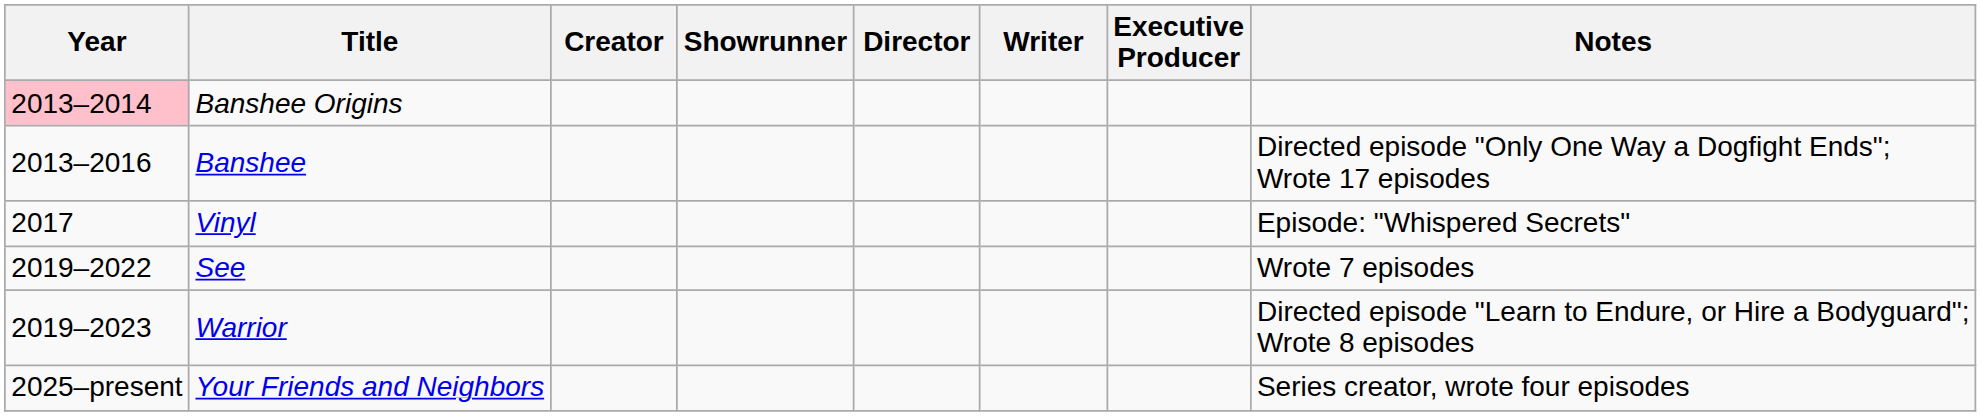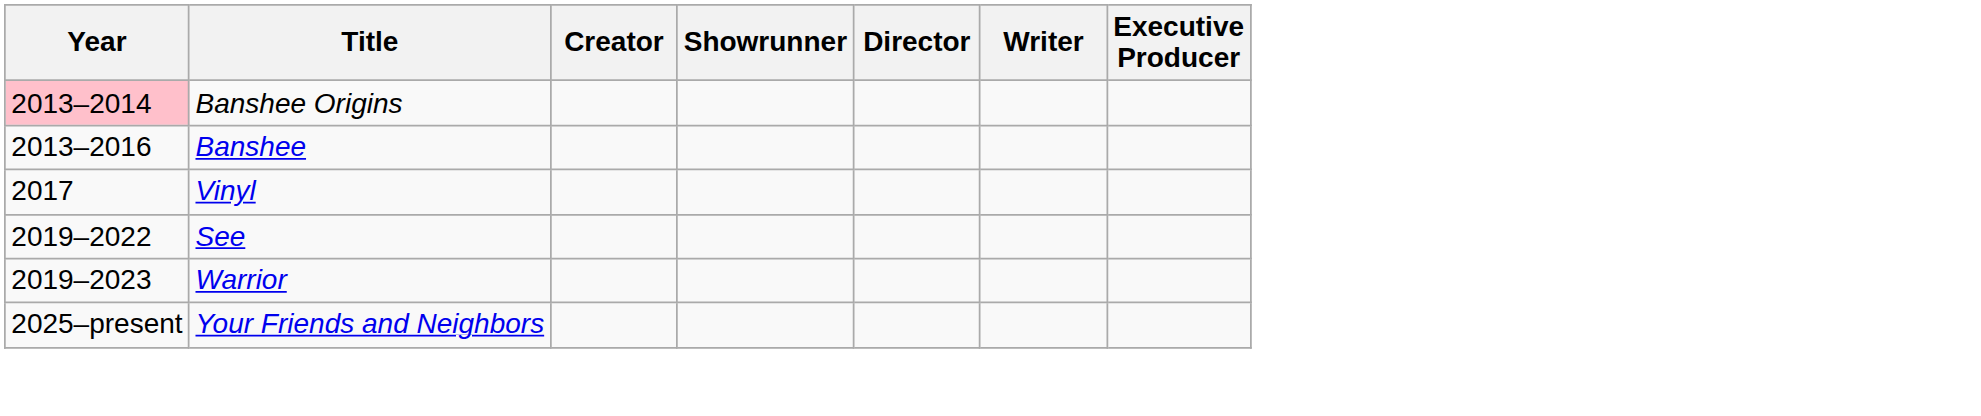- column: (1613, 42)
